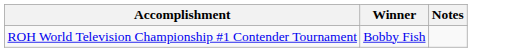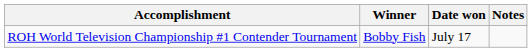+ column: (459, 15)
